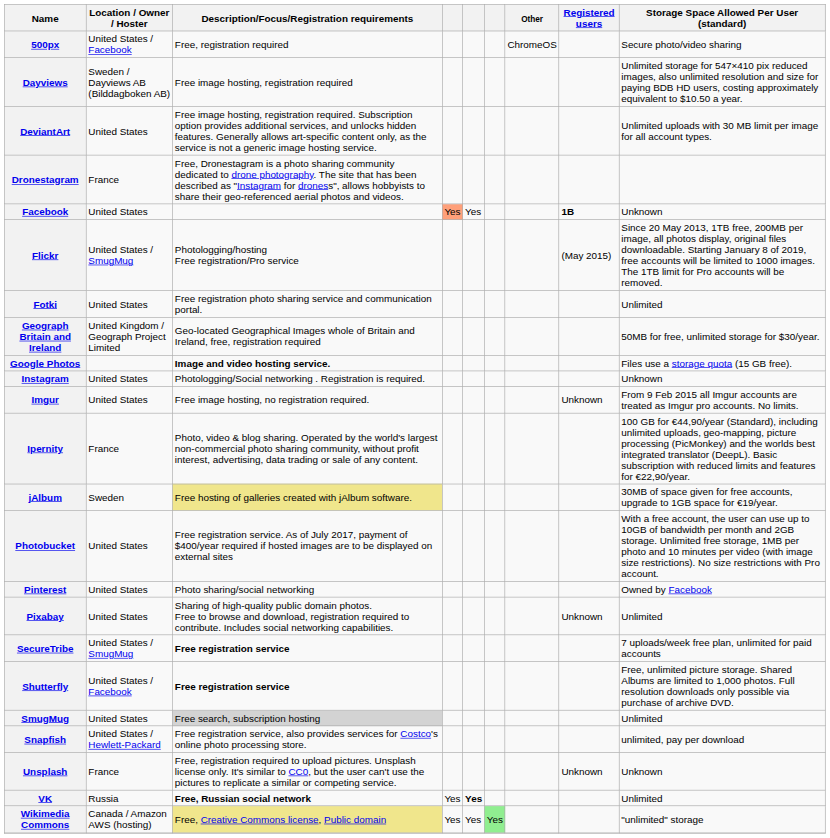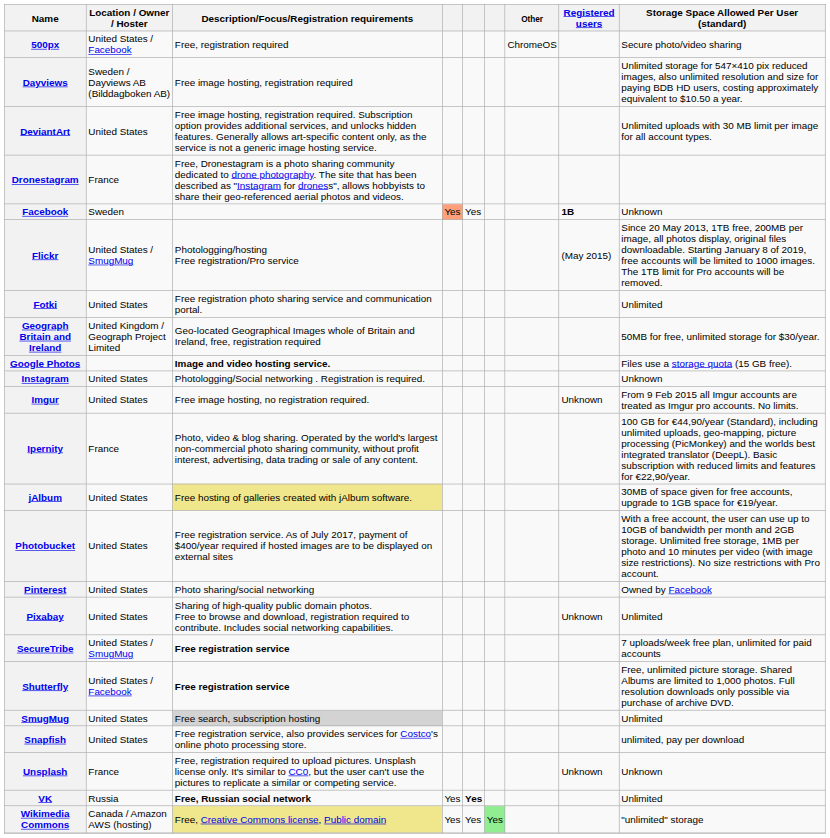(118, 212) United States -> (106, 212) Sweden
(106, 497) Sweden -> (118, 497) United States
(125, 740) United States / Hewlett-Packard -> (118, 740) United States
